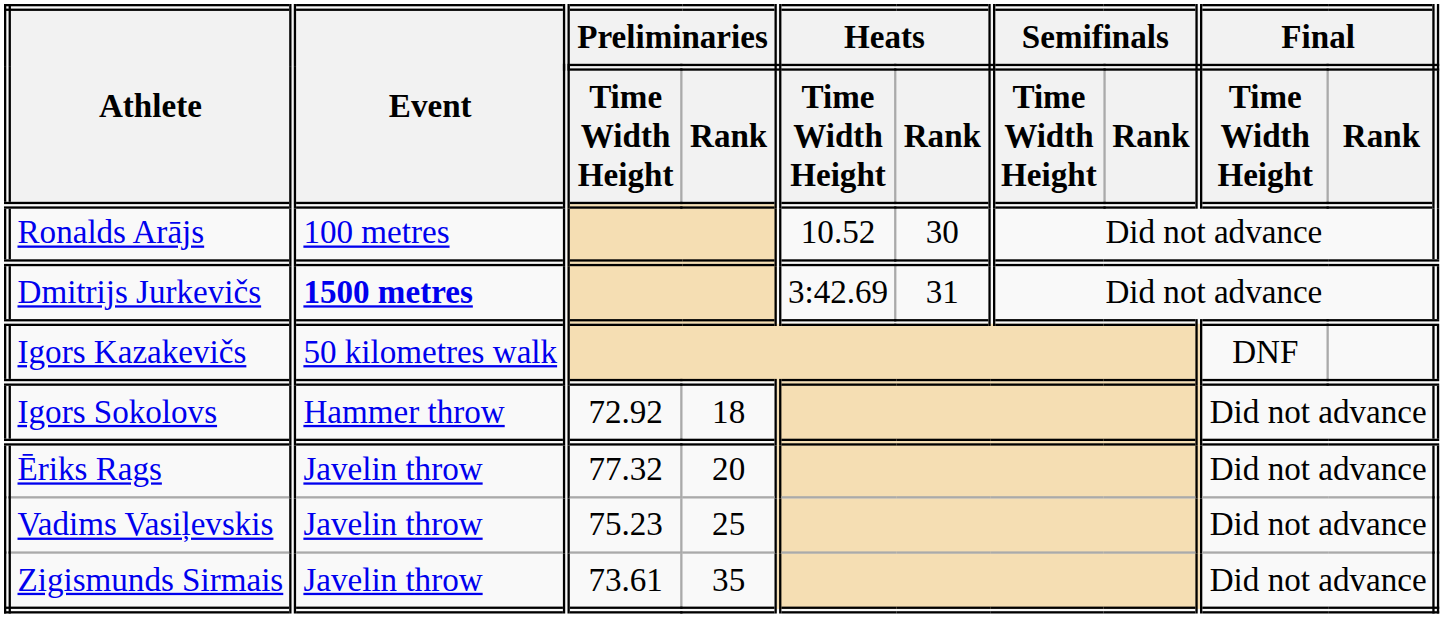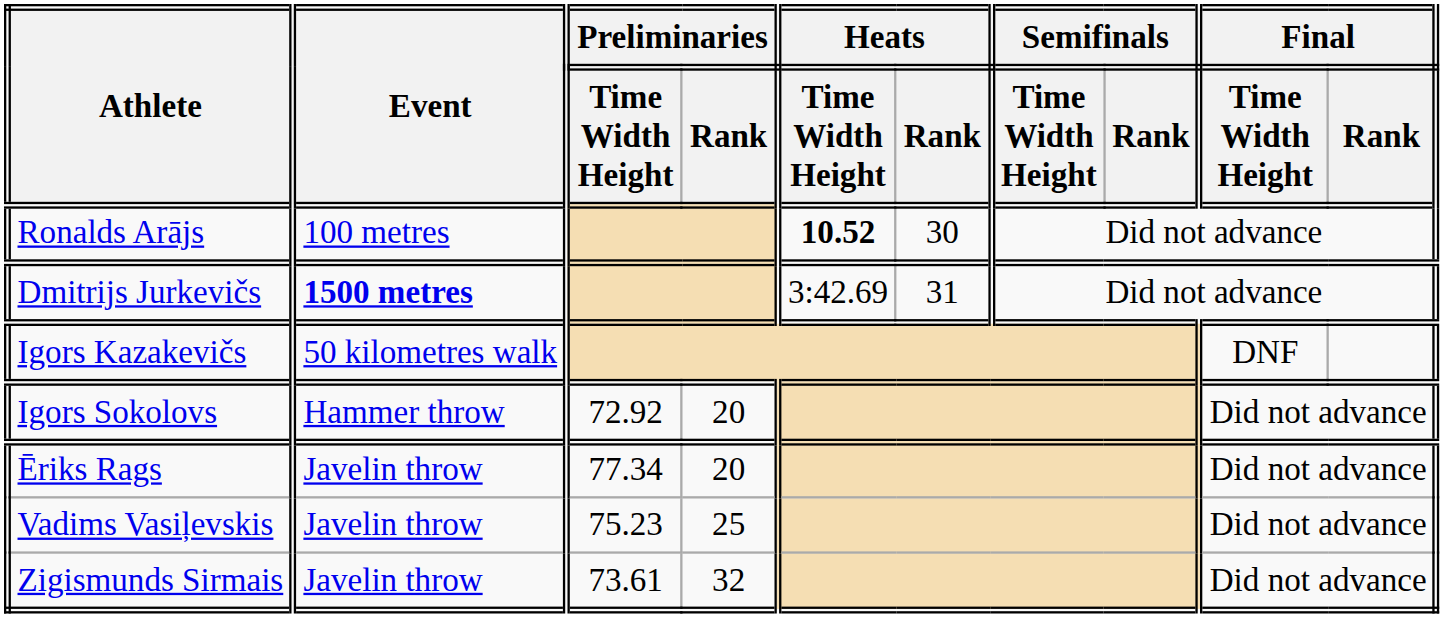(838, 233) normal -> (838, 233) bold
(729, 411) 18 -> (729, 411) 20
(626, 470) 77.32 -> (626, 470) 77.34
(729, 579) 35 -> (729, 579) 32
